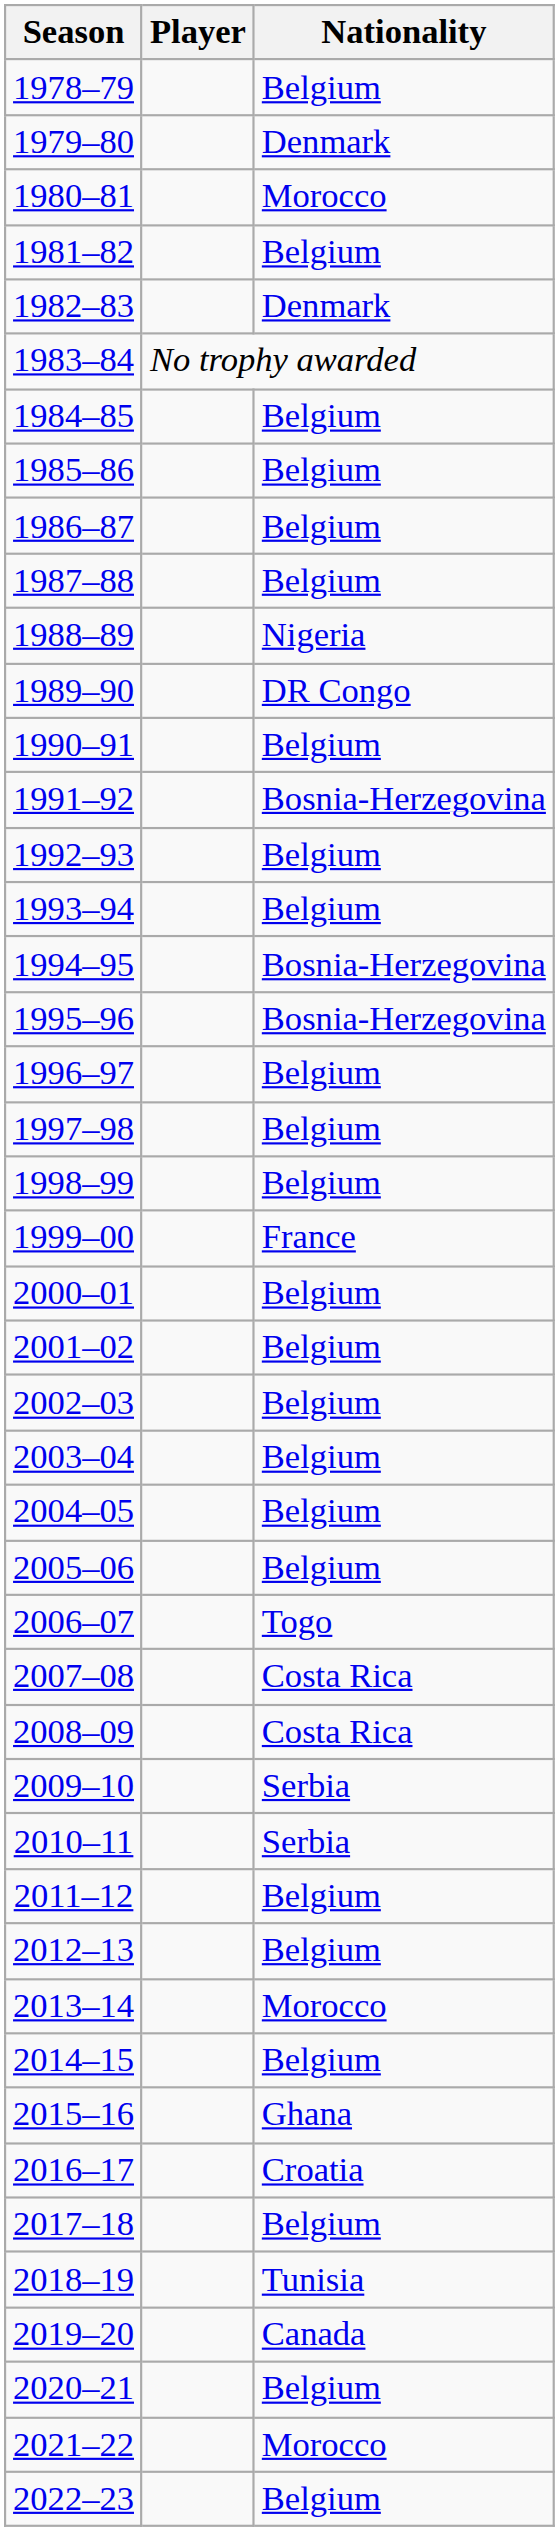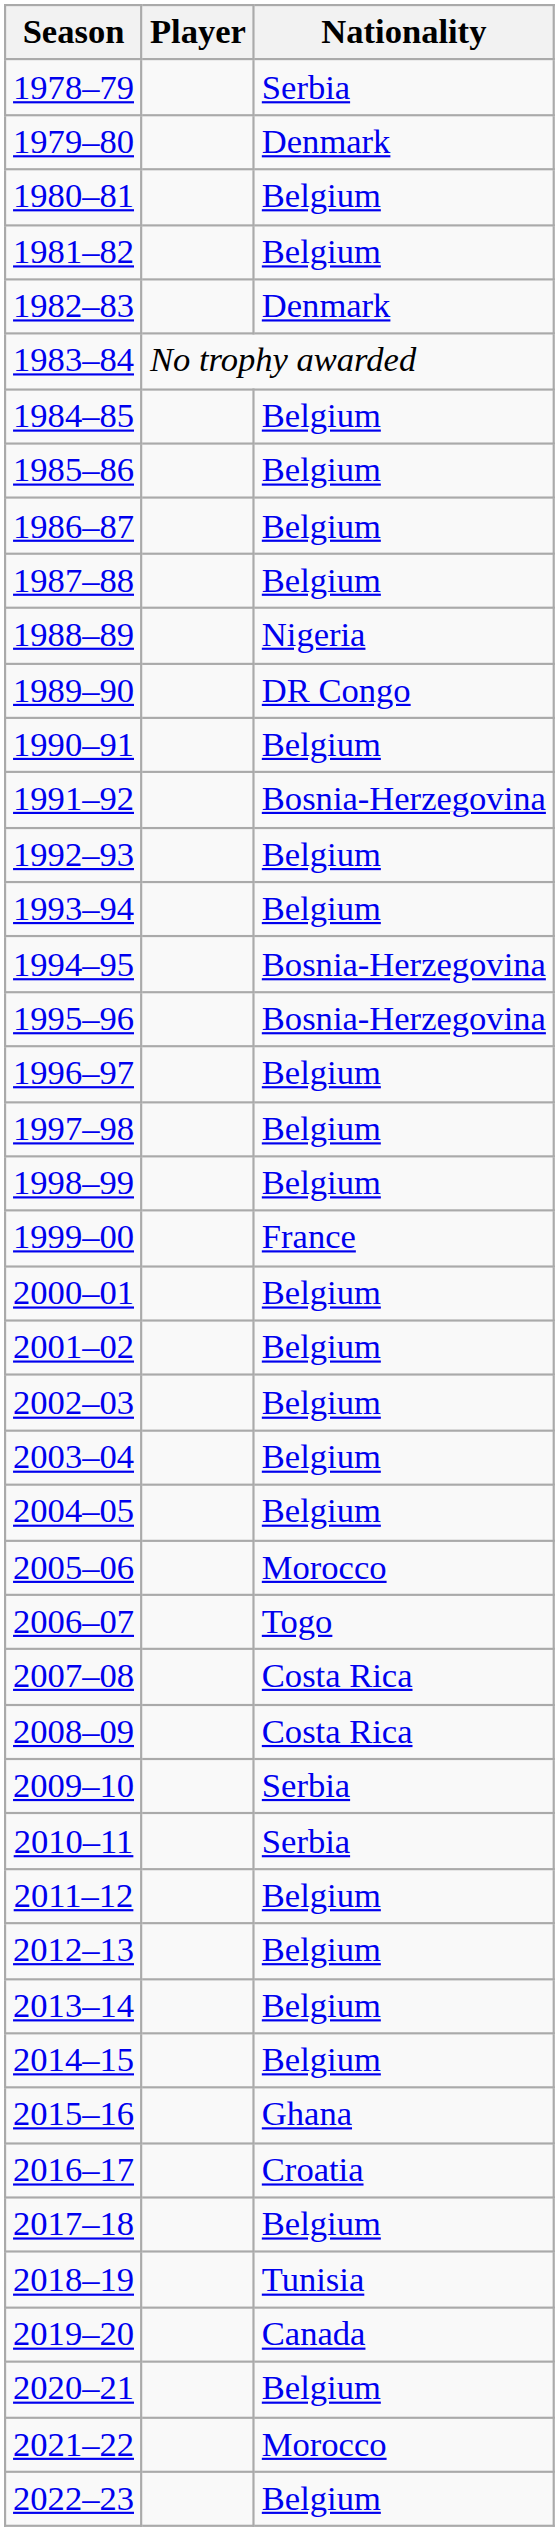(321, 86) Belgium -> (306, 86) Serbia
(324, 196) Morocco -> (321, 196) Belgium
(321, 1566) Belgium -> (324, 1566) Morocco
(324, 2005) Morocco -> (321, 2005) Belgium
